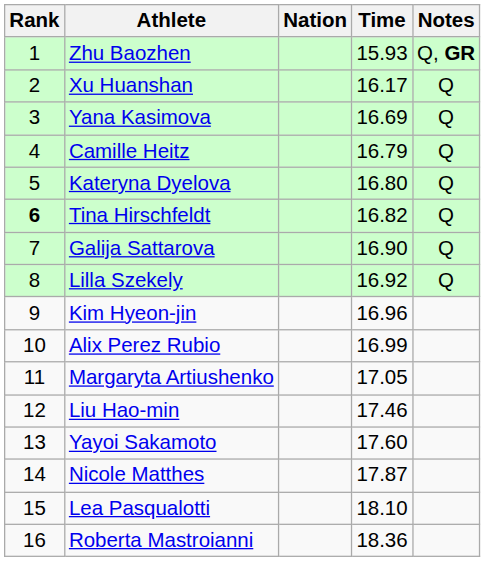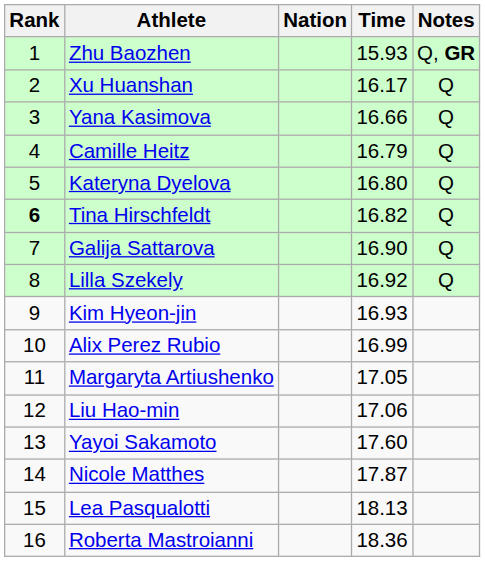(382, 118) 16.69 -> (382, 118) 16.66
(382, 313) 16.96 -> (382, 313) 16.93
(382, 410) 17.46 -> (382, 410) 17.06
(382, 507) 18.10 -> (382, 507) 18.13
